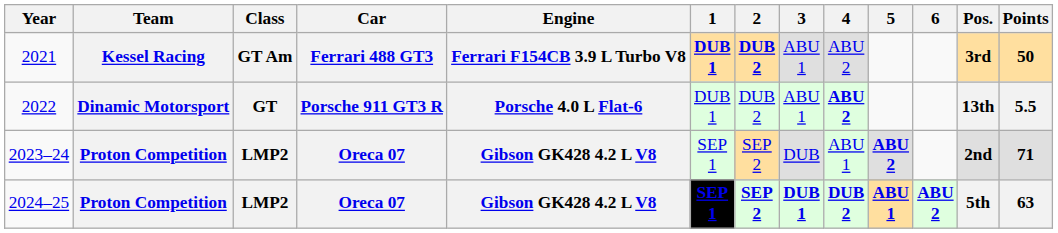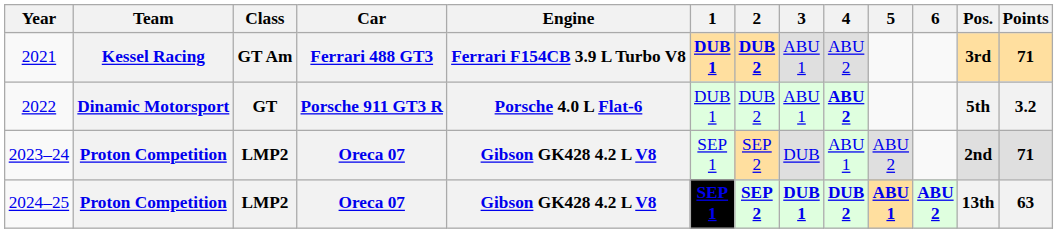(1026, 56) 50 -> (1026, 56) 71
(978, 105) 13th -> (978, 105) 5th
(1026, 105) 5.5 -> (1026, 105) 3.2
(891, 154) bold -> (891, 154) normal
(978, 203) 5th -> (978, 203) 13th
